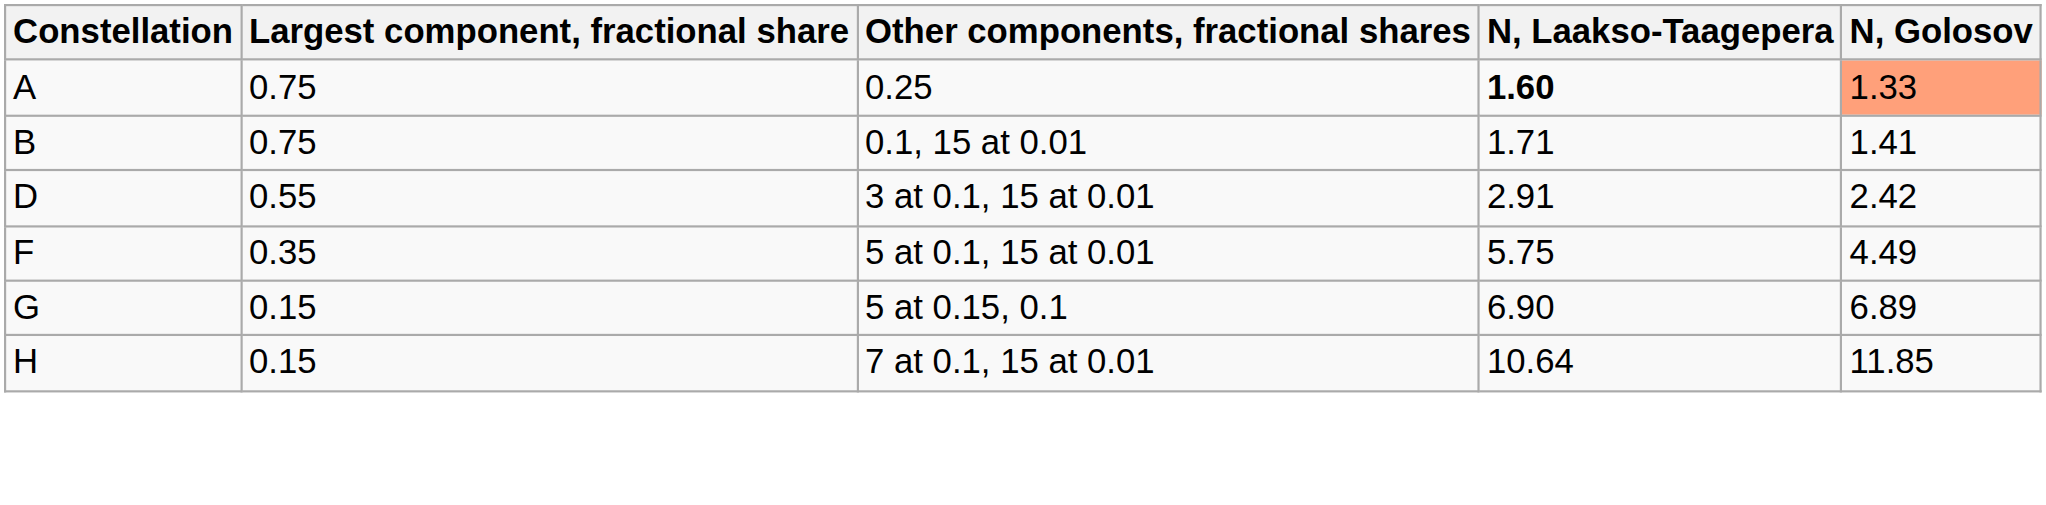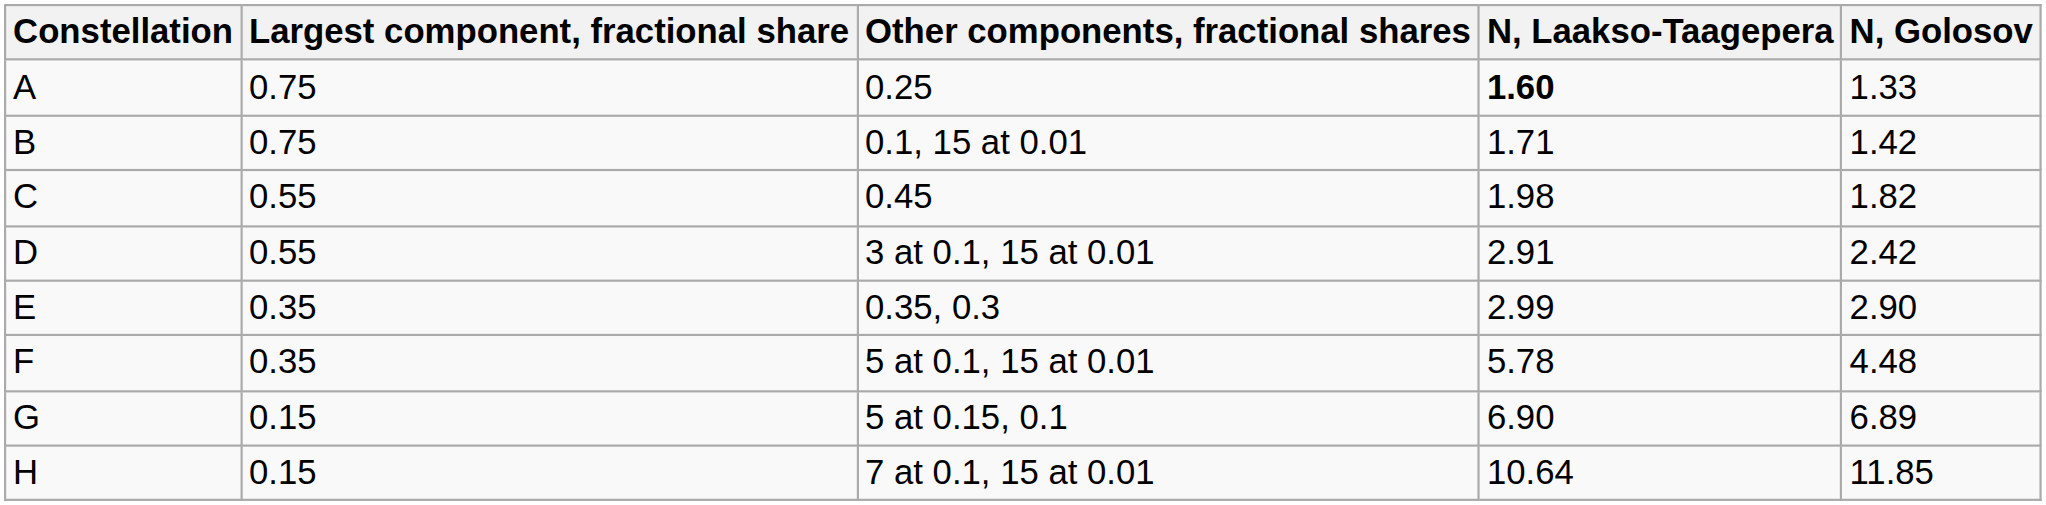(1883, 87) lightsalmon background -> (1883, 87) no background
(1883, 142) 1.41 -> (1883, 142) 1.42
+ row: (899, 197)
+ row: (933, 307)
(1521, 252) 5.75 -> (1521, 362) 5.78
(1883, 252) 4.49 -> (1883, 362) 4.48
